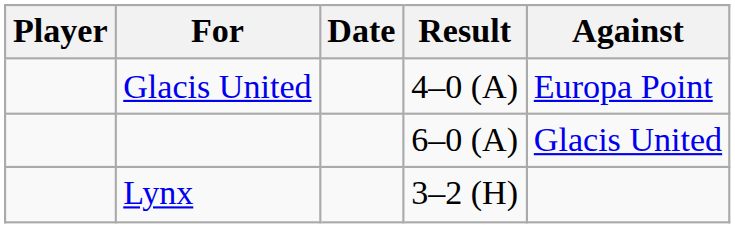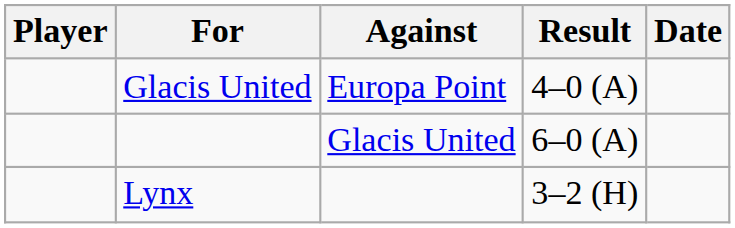columns swapped: (628, 31) <-> (361, 31)
